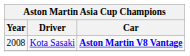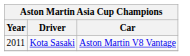(16, 43) 2008 -> (16, 43) 2011
(131, 43) bold -> (128, 43) normal
